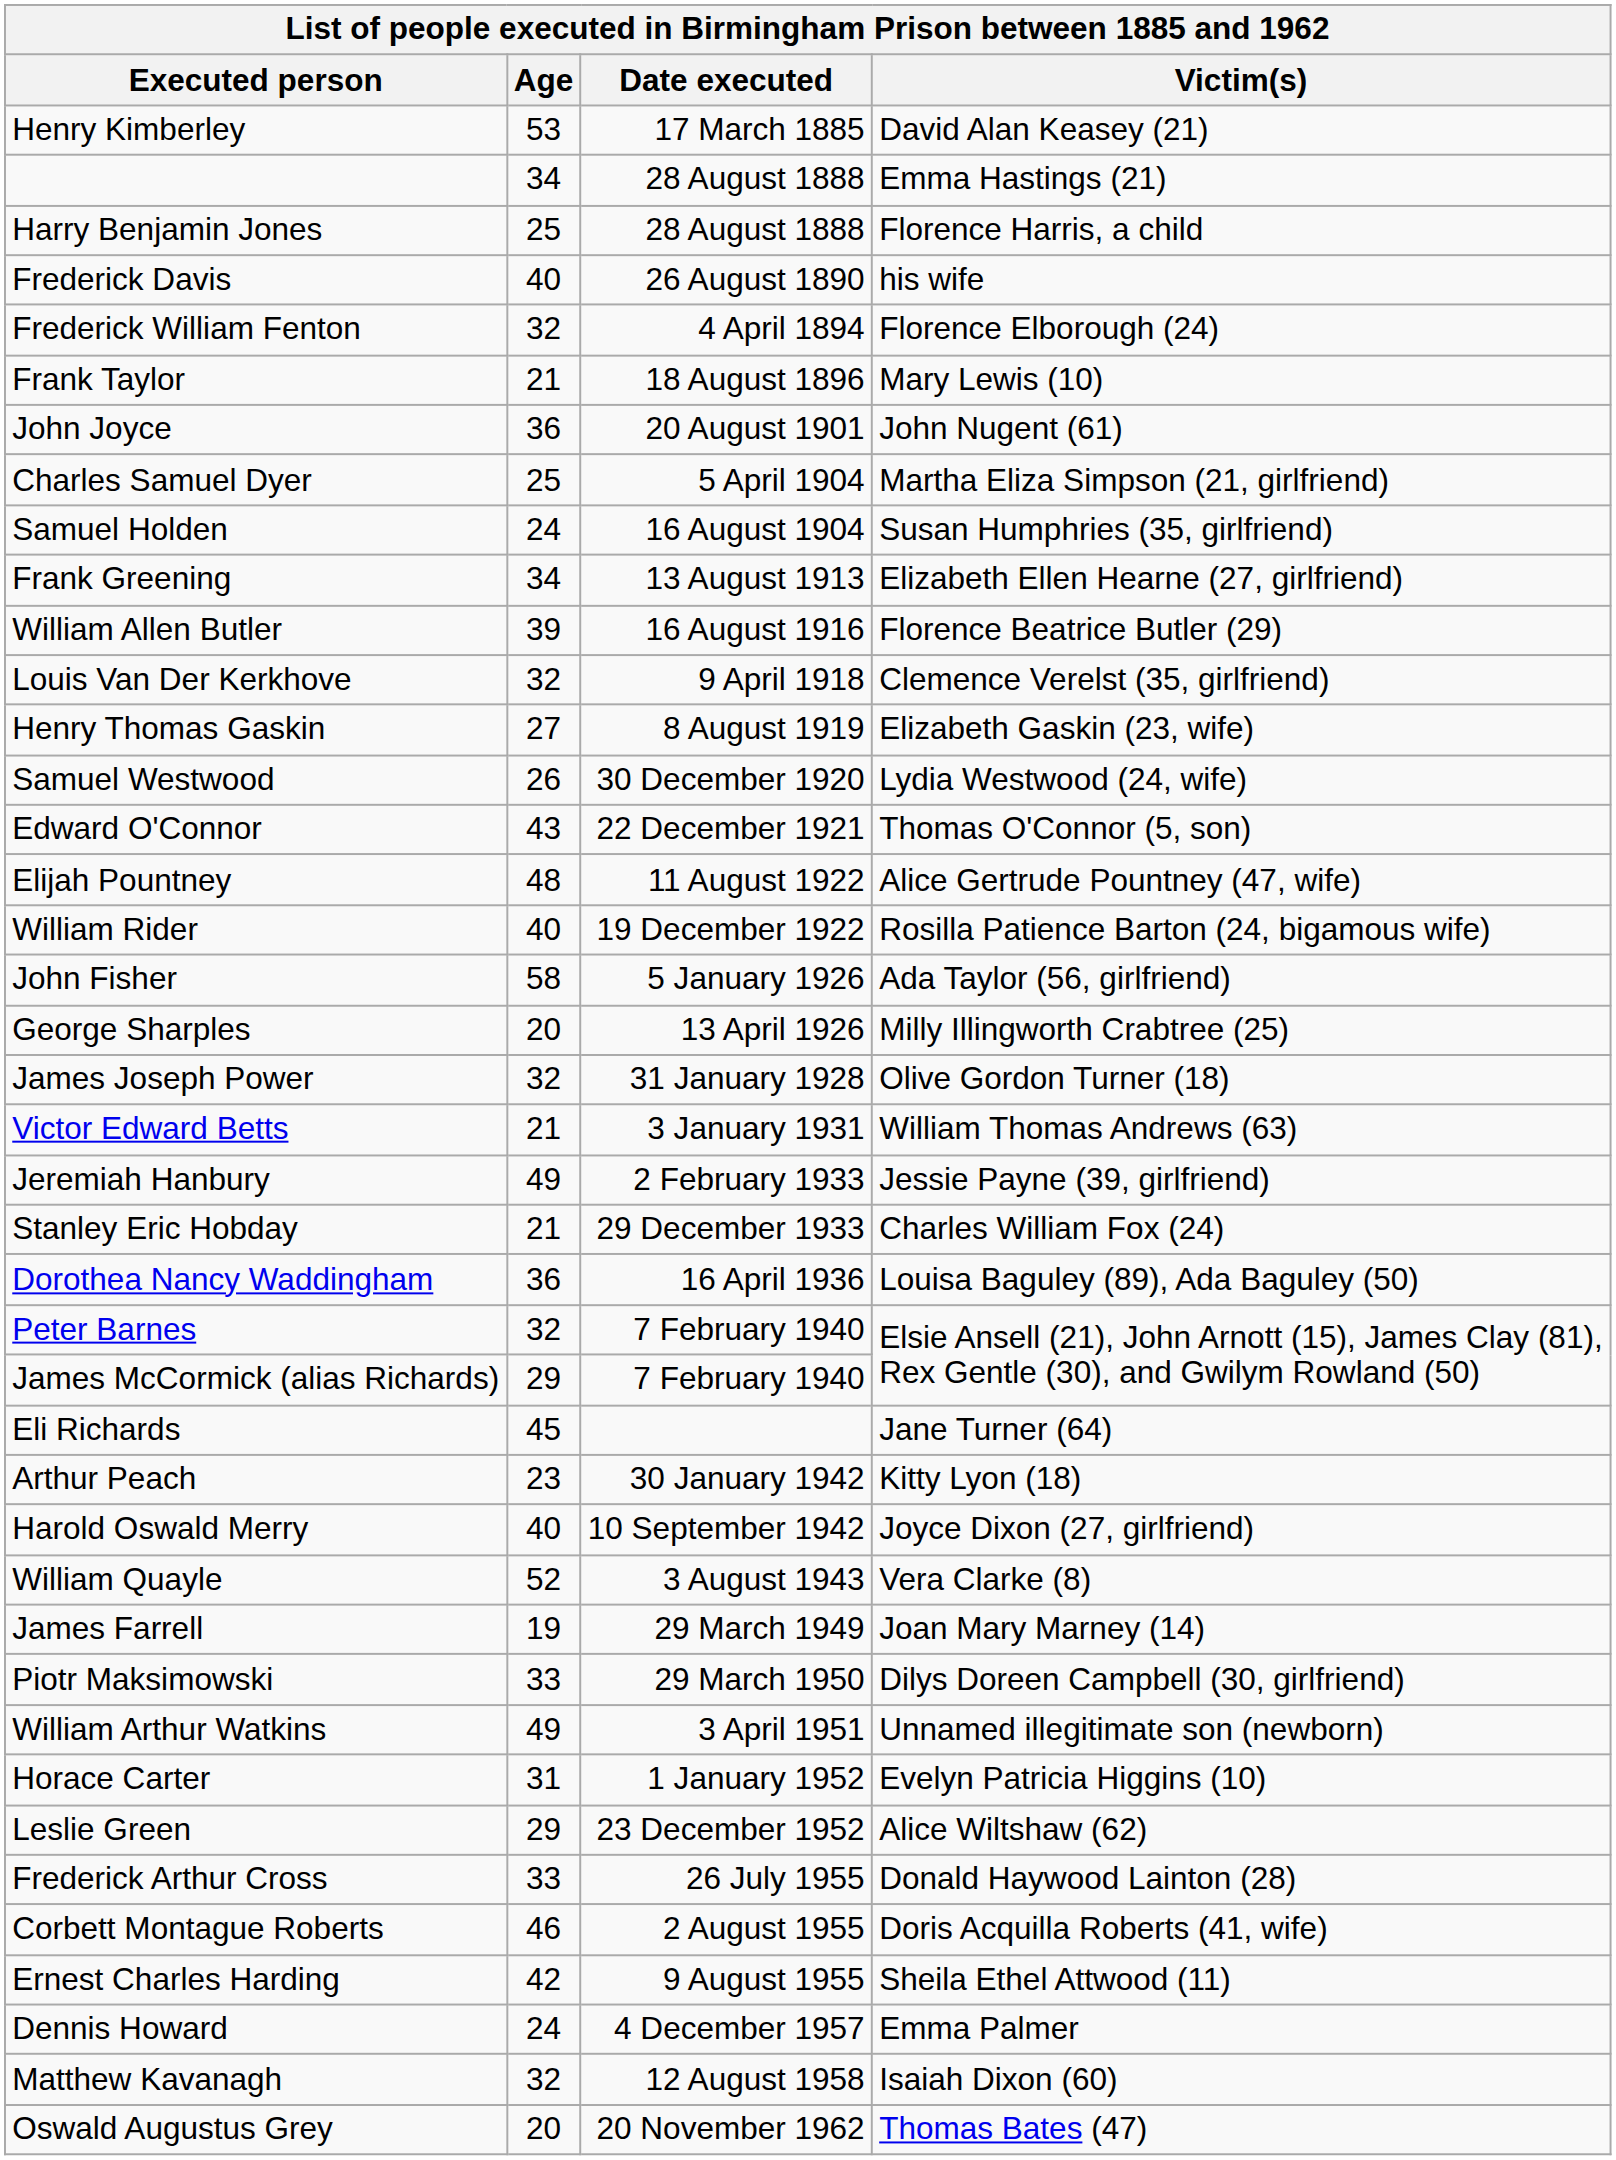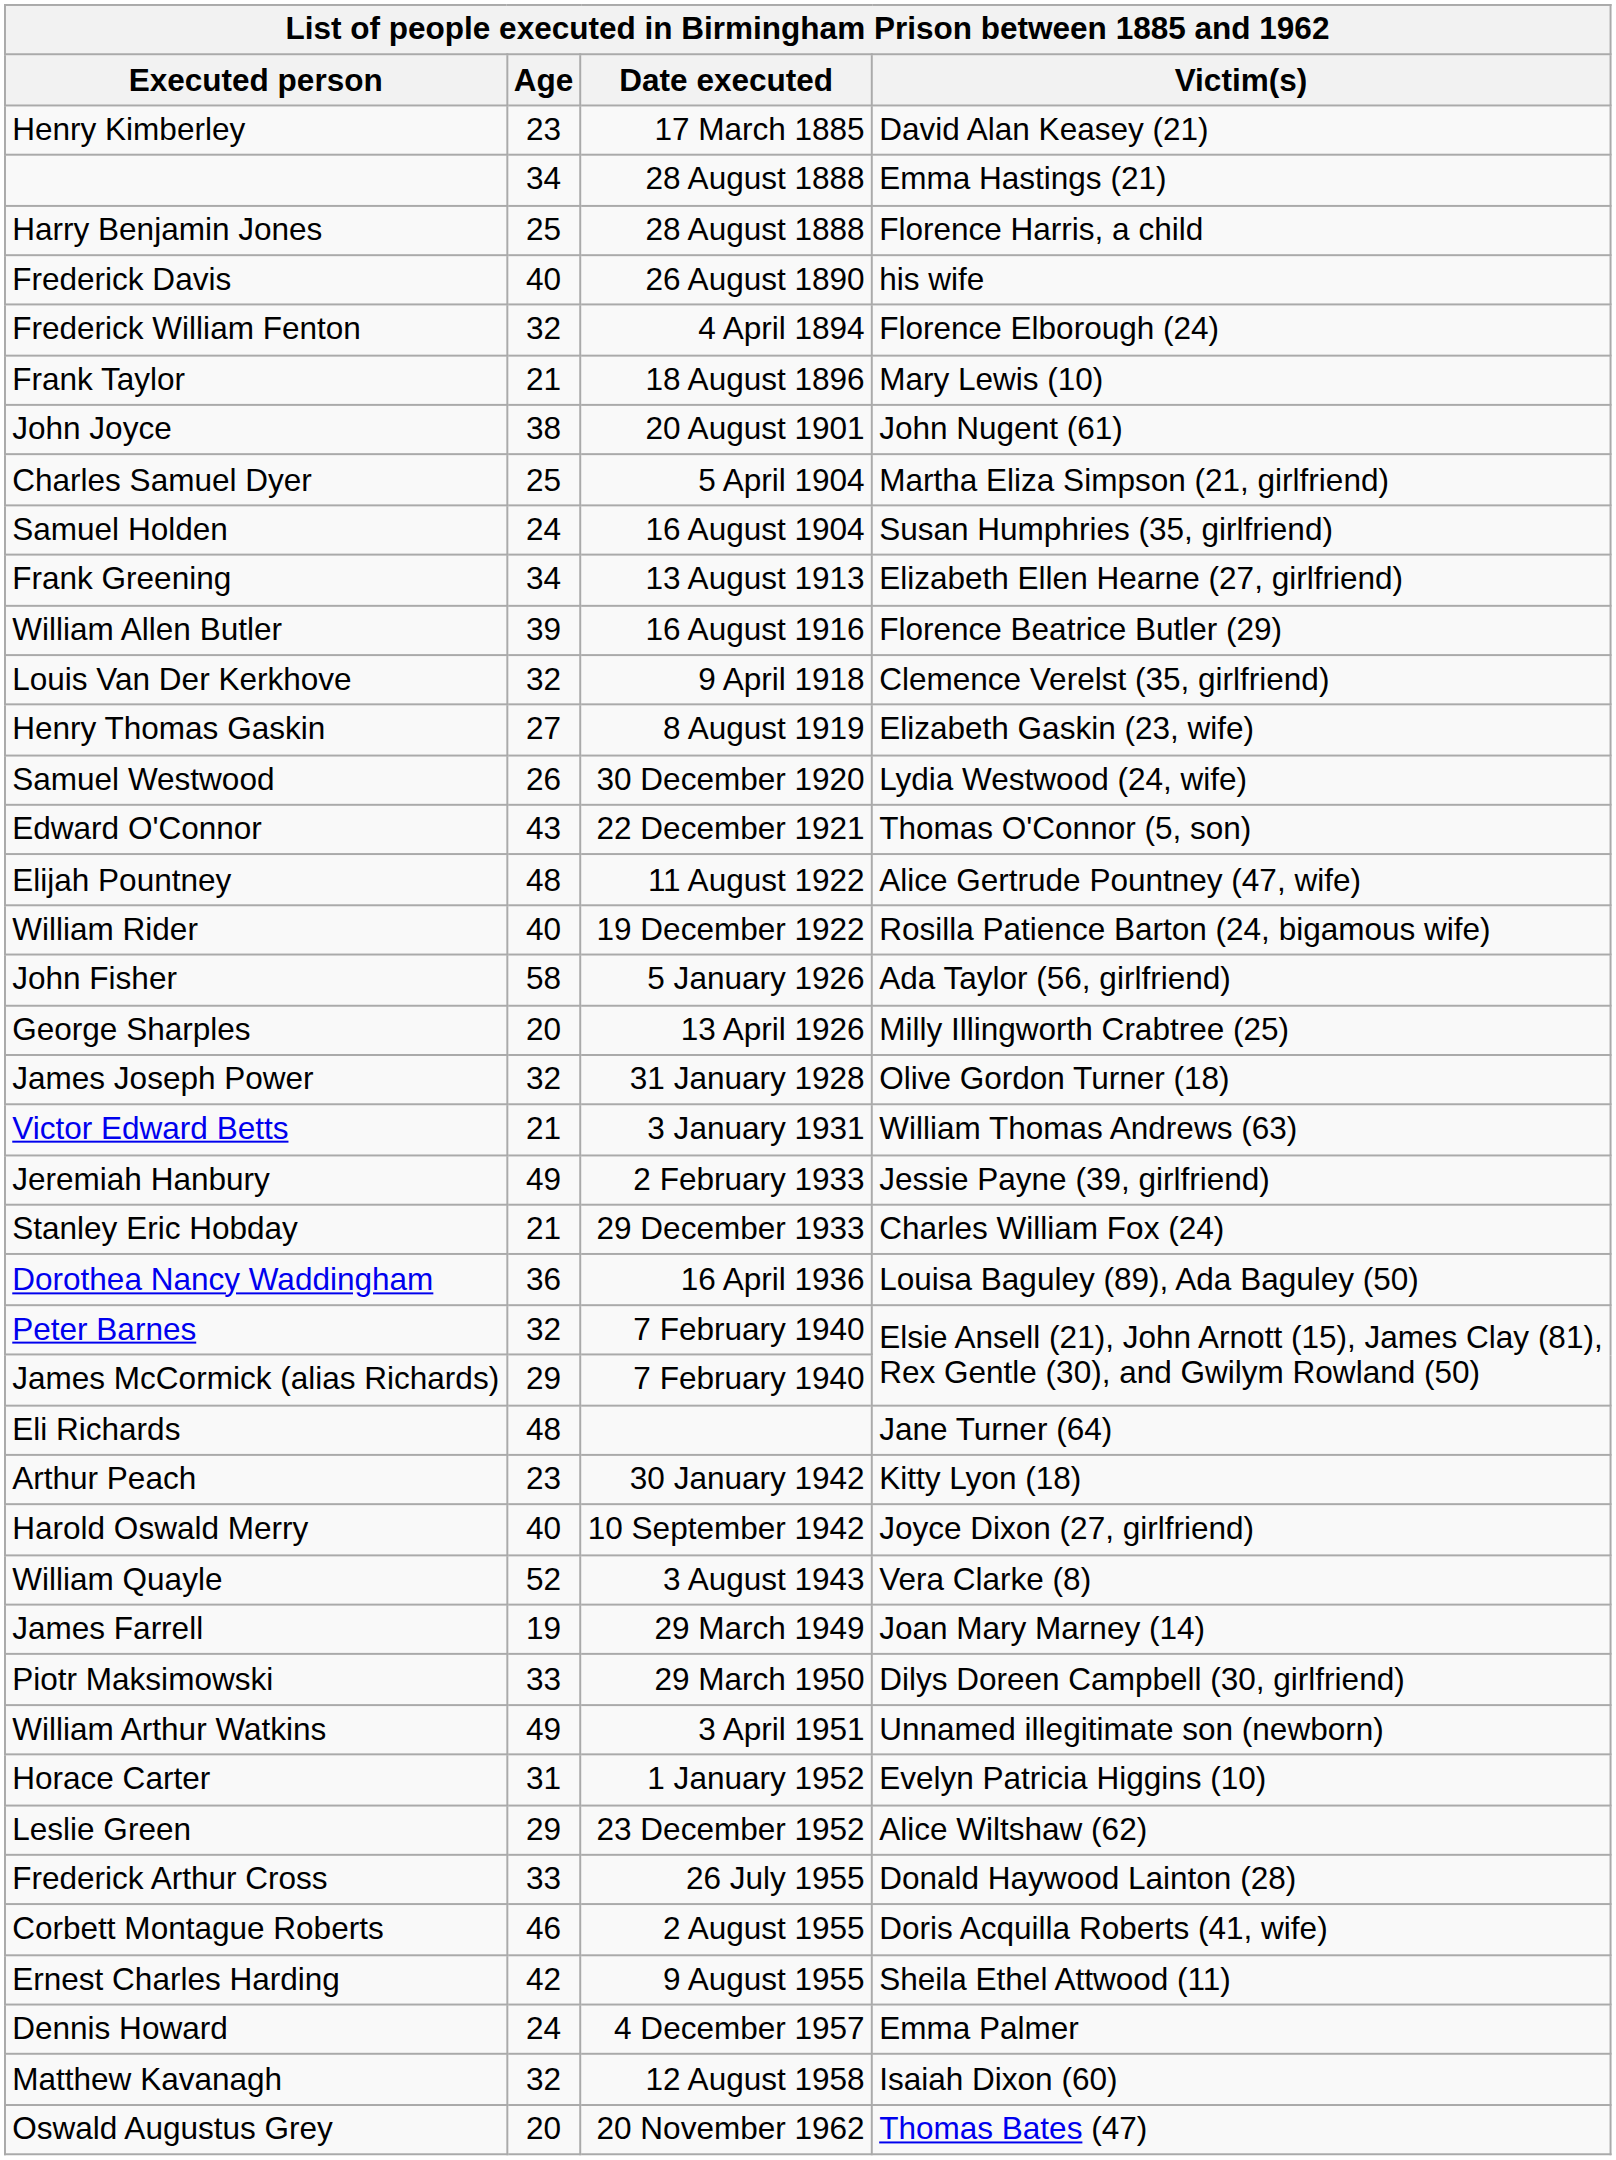(543, 129) 53 -> (543, 129) 23
(543, 429) 36 -> (543, 429) 38
(543, 1429) 45 -> (543, 1429) 48
